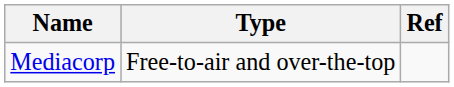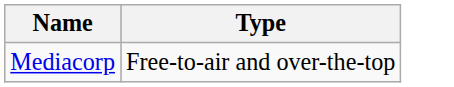- column: (425, 23)
